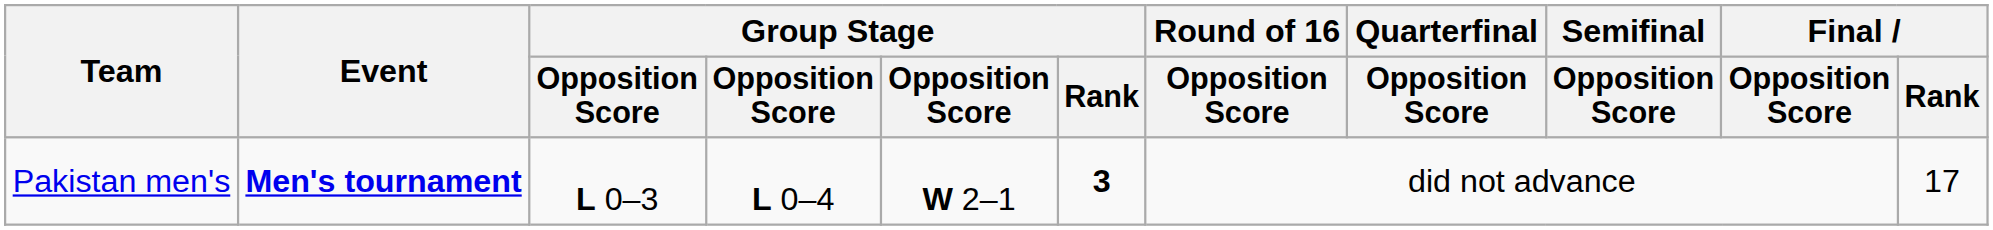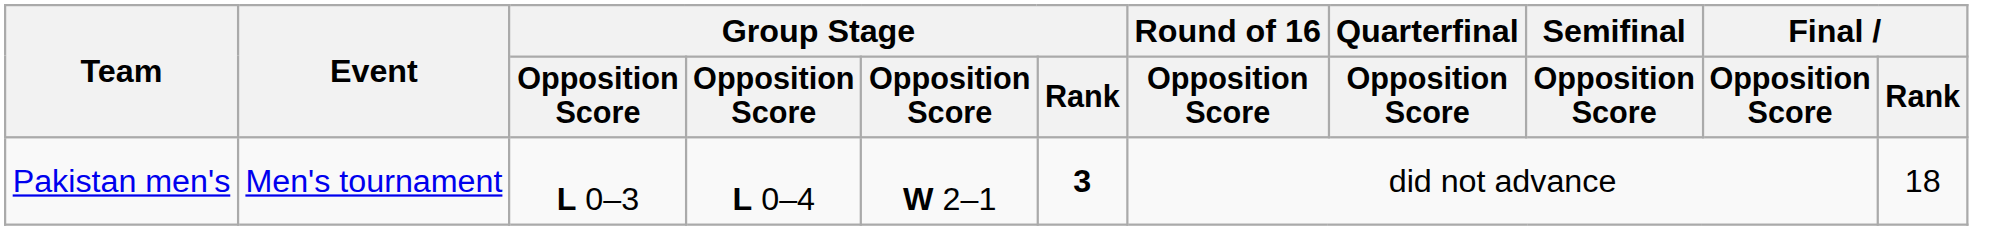(384, 182) bold -> (374, 182) normal
(1942, 182) 17 -> (1923, 182) 18
